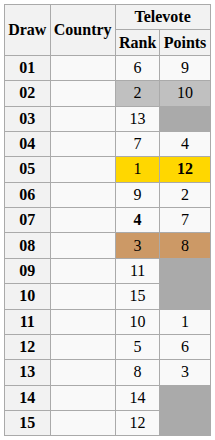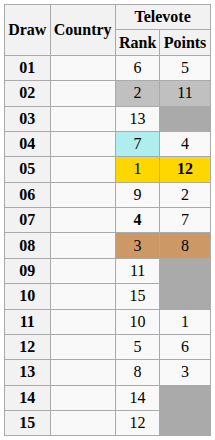(185, 67) 9 -> (185, 67) 5
(185, 93) 10 -> (185, 93) 11
(138, 144) no background -> (138, 144) paleturquoise background
